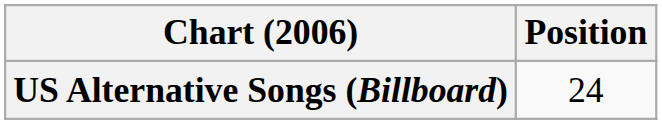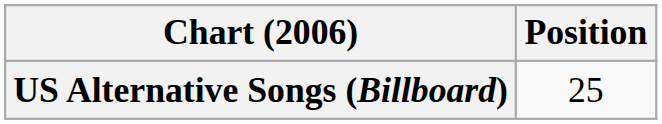(586, 89) 24 -> (586, 89) 25
